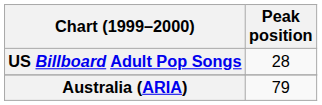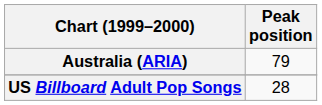rows swapped: (125, 87) <-> (125, 61)
